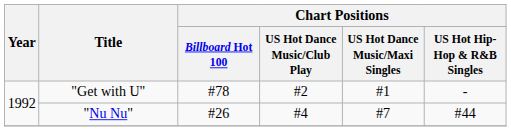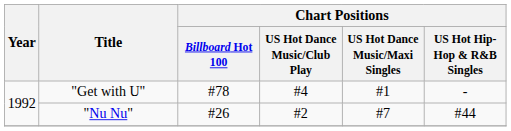(301, 92) #2 -> (301, 92) #4
(301, 114) #4 -> (301, 114) #2
